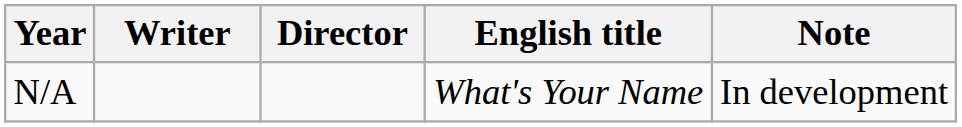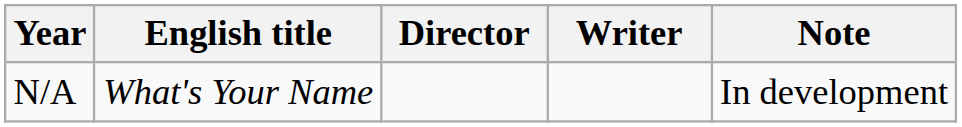columns swapped: (568, 33) <-> (177, 33)
